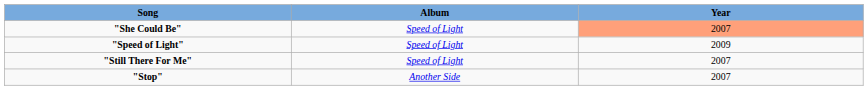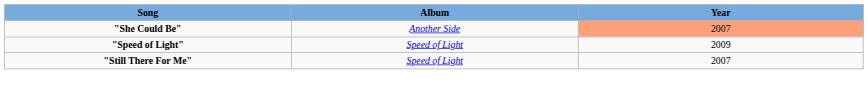(435, 28) Speed of Light -> (435, 28) Another Side
- row: (148, 77)
